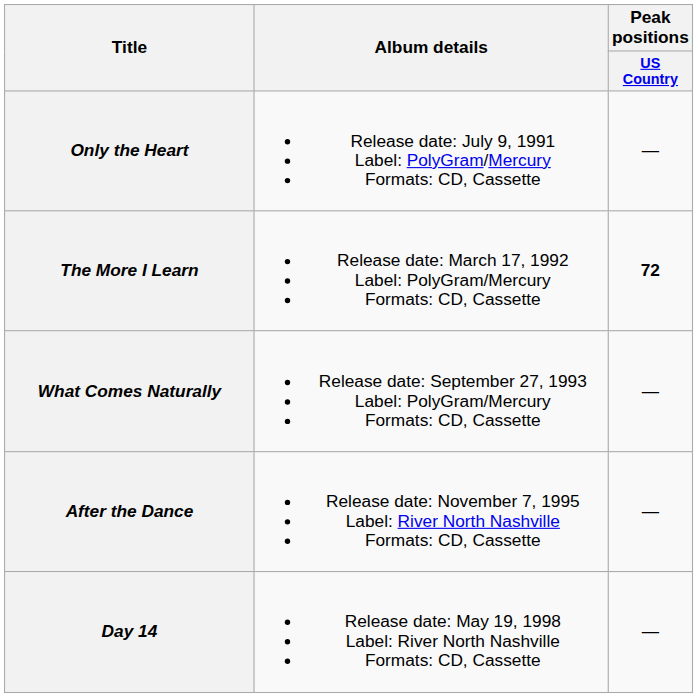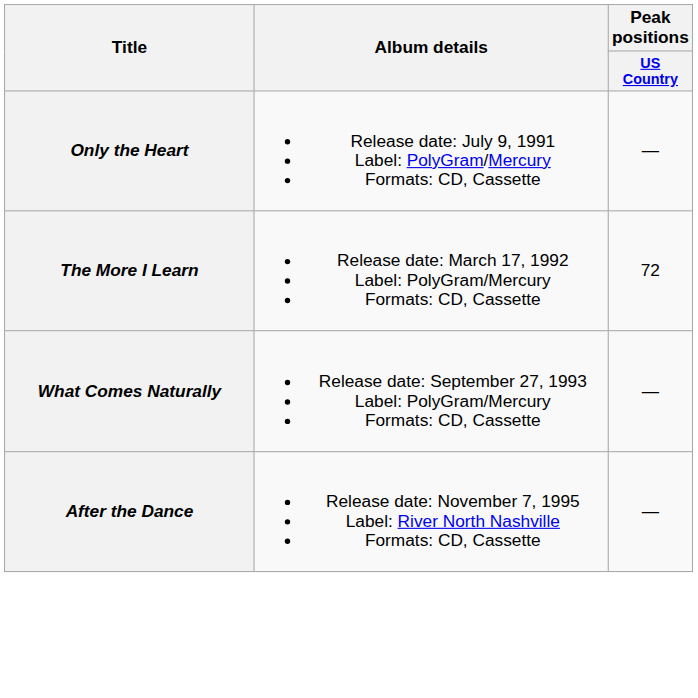(650, 270) bold -> (650, 270) normal
- row: (129, 631)
